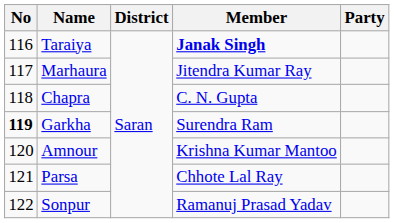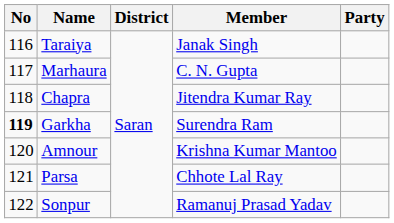(221, 44) bold -> (217, 44) normal
(244, 71) Jitendra Kumar Ray -> (217, 71) C. N. Gupta
(217, 97) C. N. Gupta -> (244, 97) Jitendra Kumar Ray
